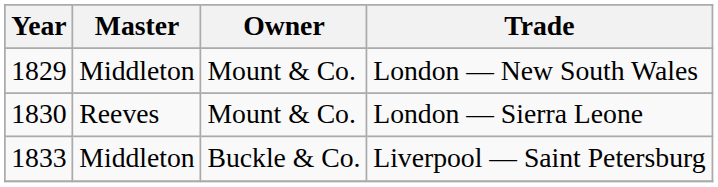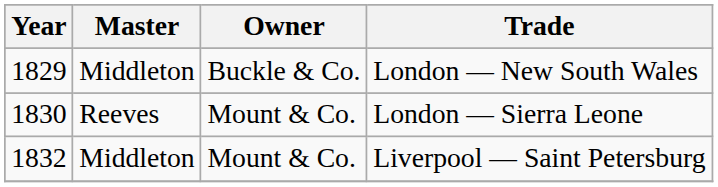(282, 70) Mount & Co. -> (284, 70) Buckle & Co.
(39, 158) 1833 -> (39, 158) 1832
(284, 158) Buckle & Co. -> (282, 158) Mount & Co.
